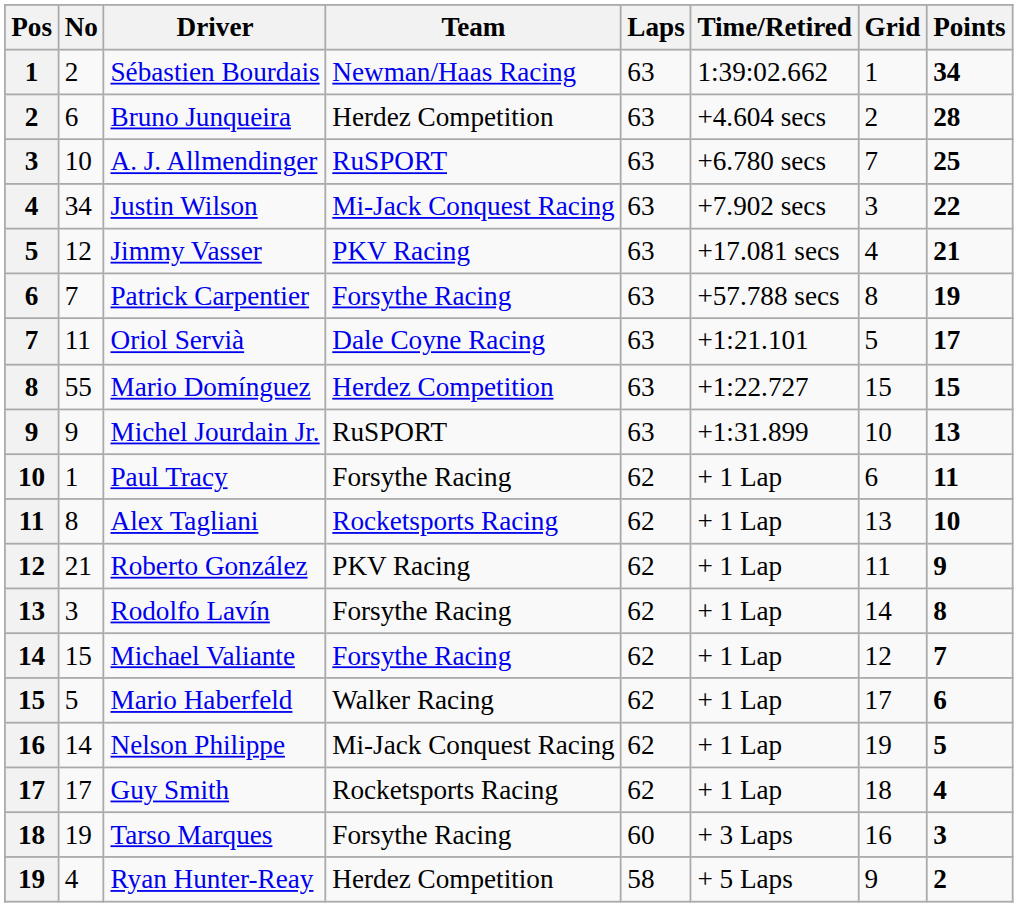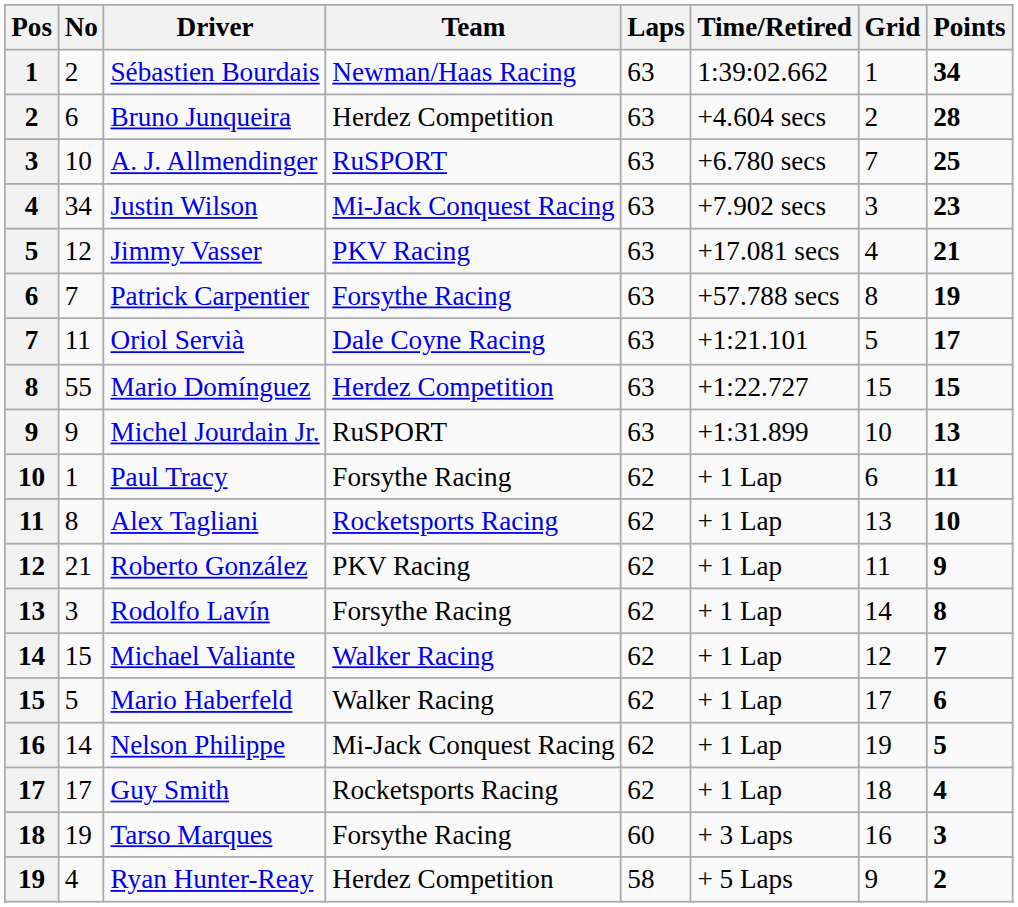(947, 206) 22 -> (947, 206) 23
(422, 655) Forsythe Racing -> (413, 655) Walker Racing
